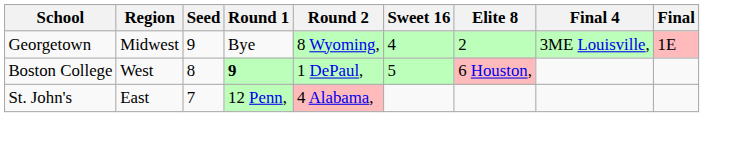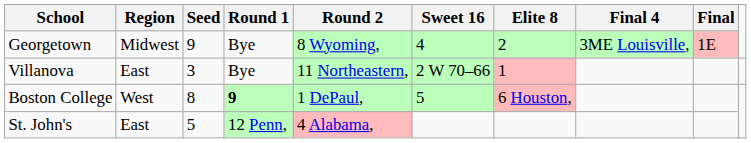+ row: (41, 71)
(191, 97) 7 -> (191, 124) 5
